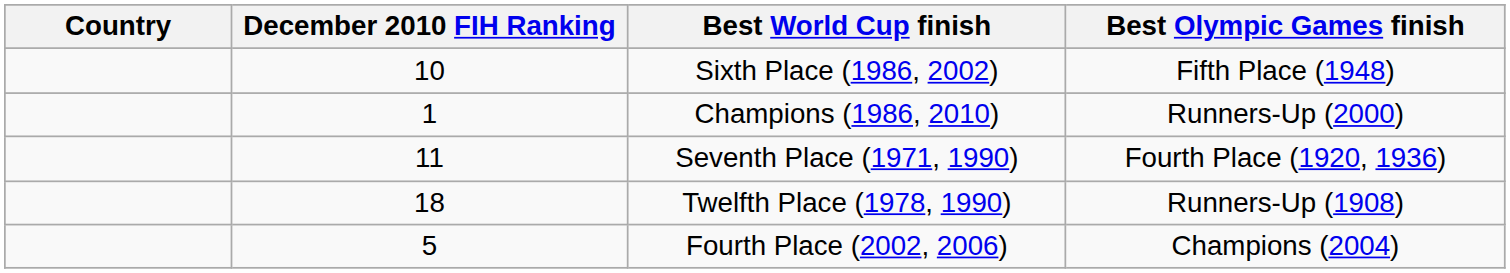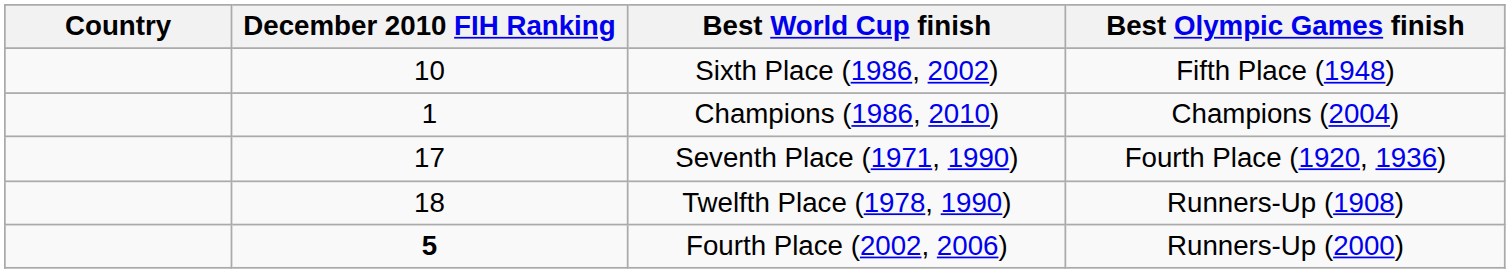(1285, 114) Runners-Up (2000) -> (1285, 114) Champions (2004)
(429, 158) 11 -> (429, 158) 17
(429, 245) normal -> (429, 245) bold
(1285, 245) Champions (2004) -> (1285, 245) Runners-Up (2000)
